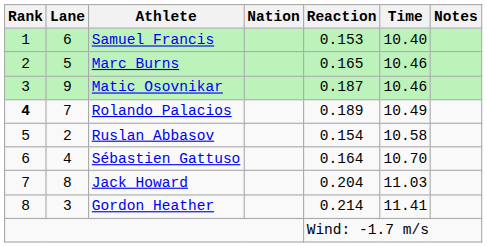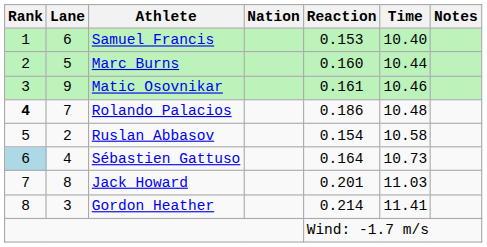(342, 64) 0.165 -> (342, 64) 0.160
(405, 64) 10.46 -> (405, 64) 10.44
(342, 88) 0.187 -> (342, 88) 0.161
(342, 111) 0.189 -> (342, 111) 0.186
(405, 111) 10.49 -> (405, 111) 10.48
(26, 159) no background -> (26, 159) lightblue background
(405, 159) 10.70 -> (405, 159) 10.73
(342, 183) 0.204 -> (342, 183) 0.201
